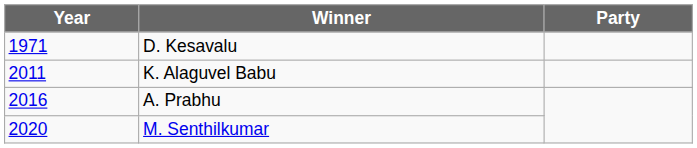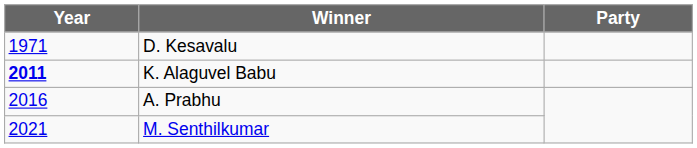(27, 73) normal -> (27, 73) bold
(28, 128) 2020 -> (28, 128) 2021
